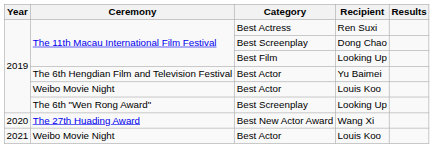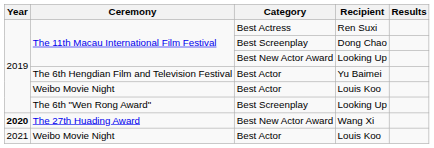(257, 58) Best Film -> (285, 58) Best New Actor Award
(17, 120) normal -> (17, 120) bold
